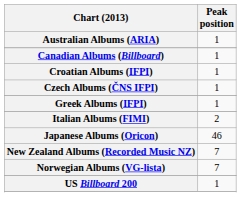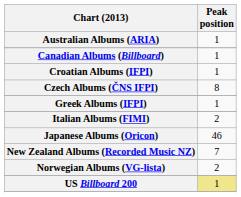(217, 87) 1 -> (217, 87) 8
(217, 167) 7 -> (217, 167) 2
(217, 183) no background -> (217, 183) khaki background
